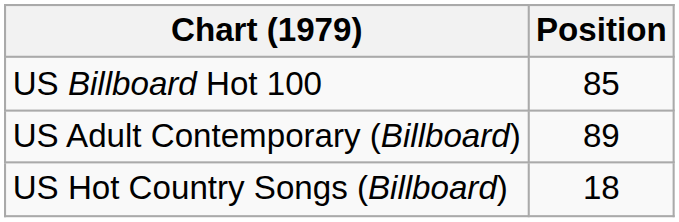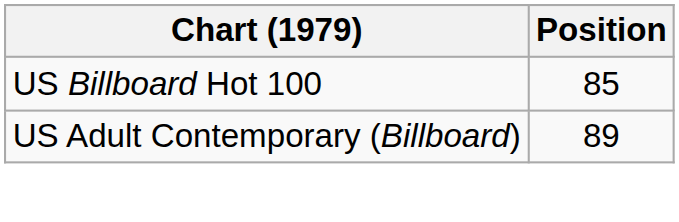- row: (260, 188)
